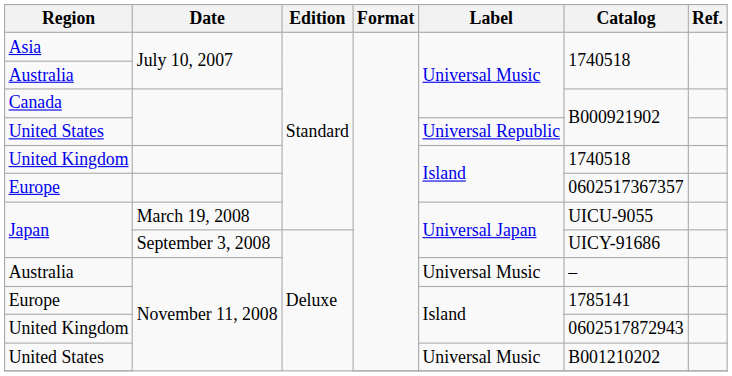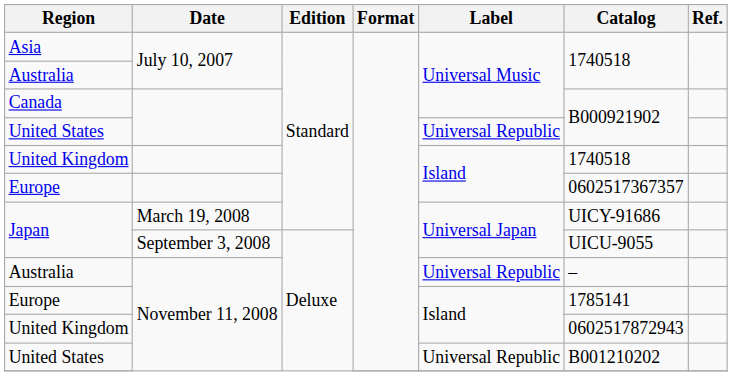(611, 215) UICU-9055 -> (614, 215) UICY-91686
(614, 243) UICY-91686 -> (611, 243) UICU-9055
(481, 272) Universal Music -> (491, 272) Universal Republic
(481, 356) Universal Music -> (491, 356) Universal Republic
